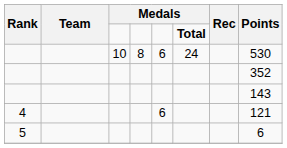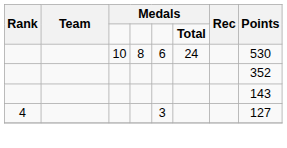(162, 113) 6 -> (162, 113) 3
(260, 113) 121 -> (260, 113) 127
- row: (23, 133)
